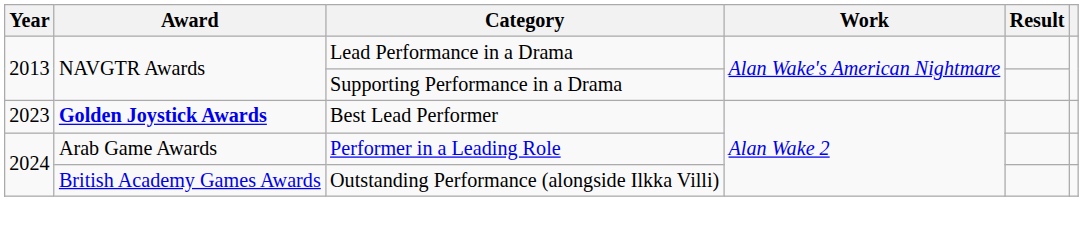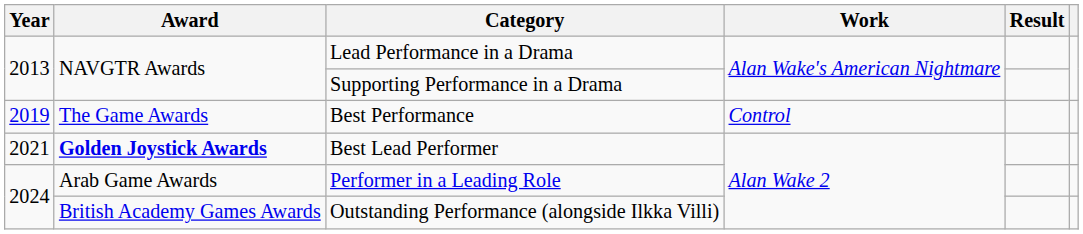+ row: (402, 116)
(29, 116) 2023 -> (29, 148) 2021
